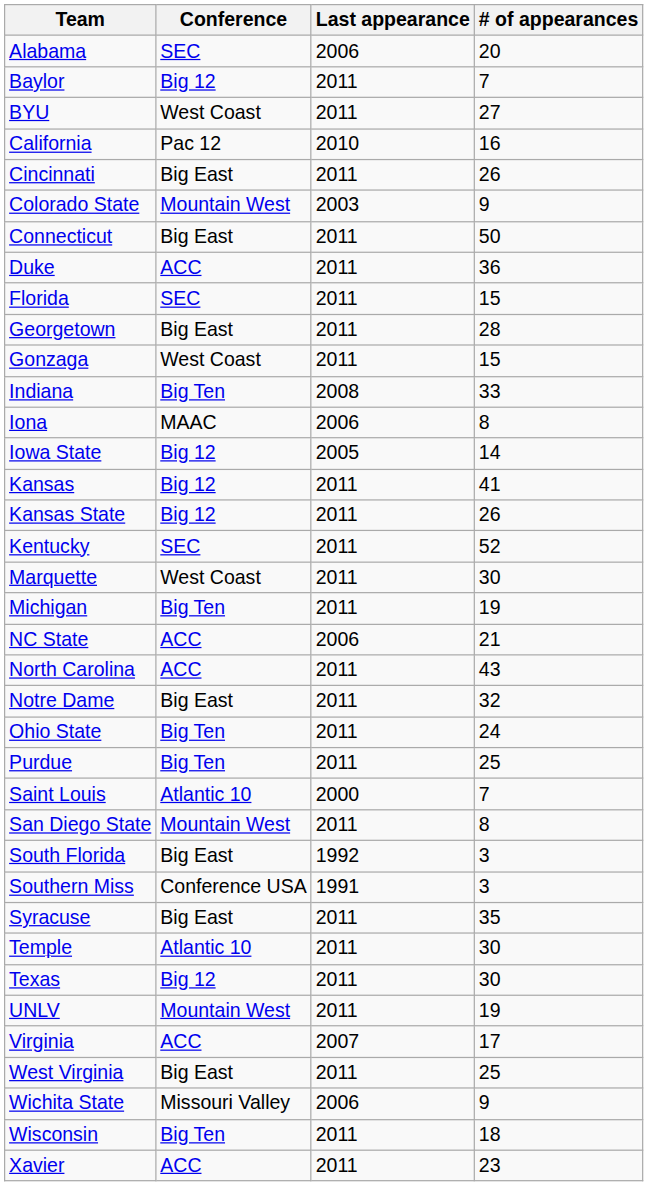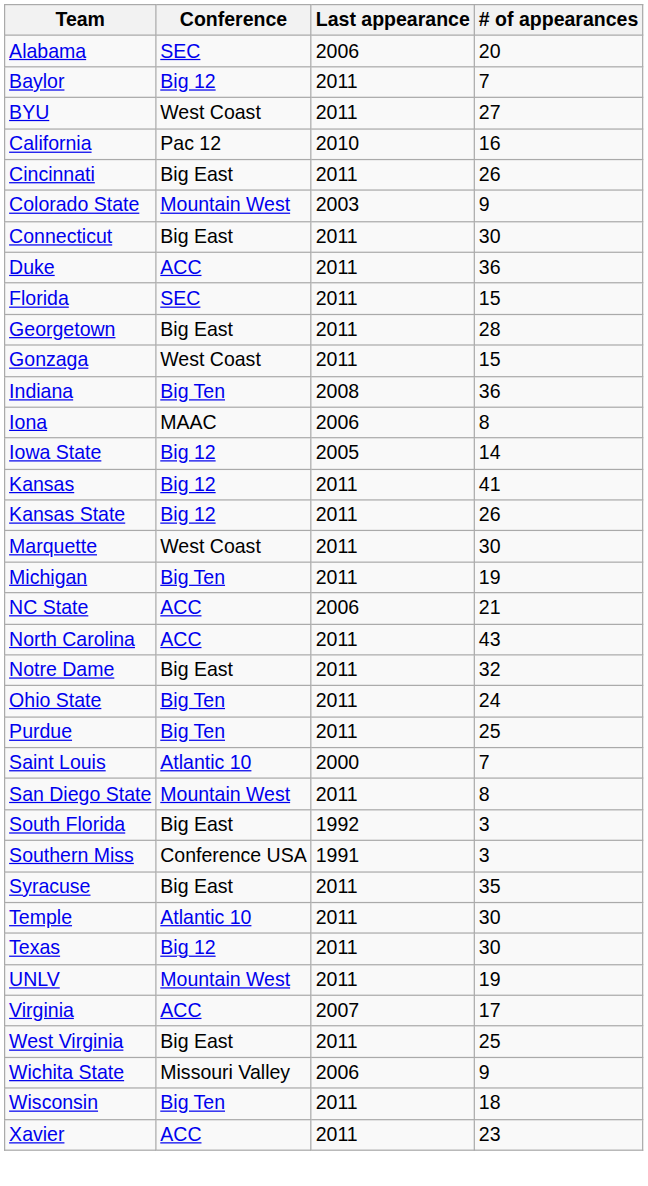(490, 236) 50 -> (490, 236) 30
(490, 391) 33 -> (490, 391) 36
- row: (49, 546)
